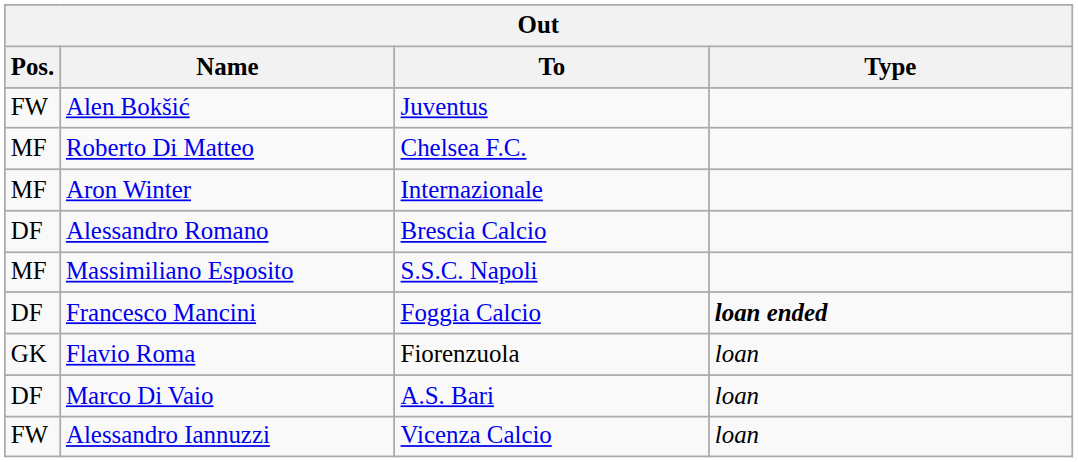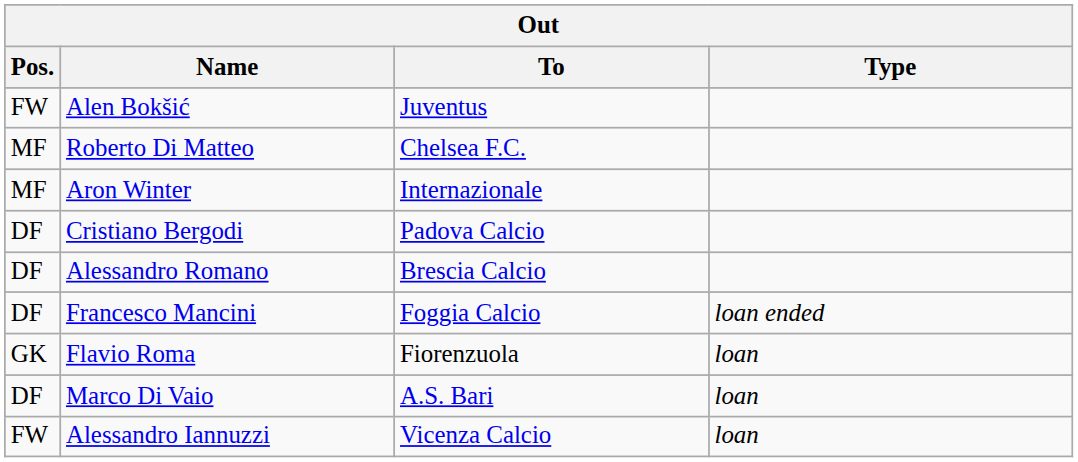+ row: (155, 230)
- row: (180, 271)
(771, 313) bold -> (769, 313) normal
